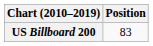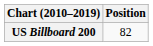(126, 32) 83 -> (126, 32) 82
